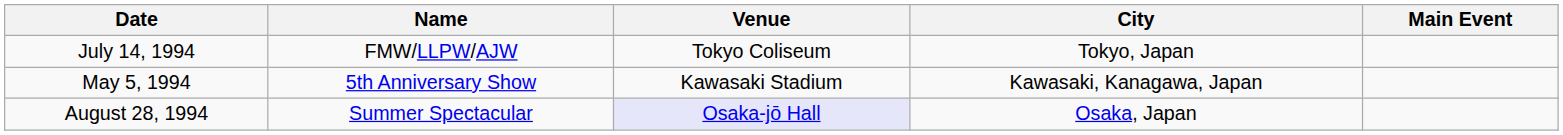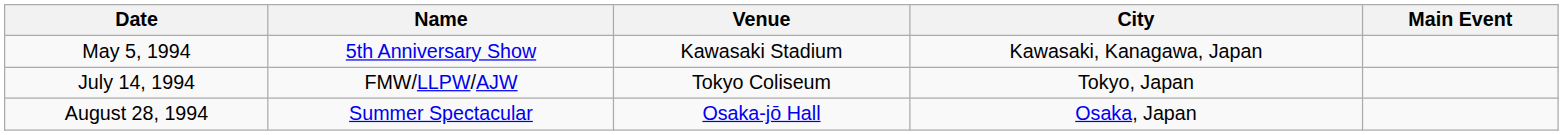rows swapped: (137, 82) <-> (137, 51)
(761, 113) lavender background -> (761, 113) no background
